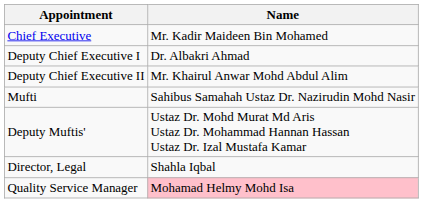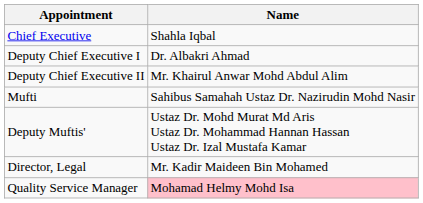(239, 35) Mr. Kadir Maideen Bin Mohamed -> (183, 35) Shahla Iqbal
(183, 167) Shahla Iqbal -> (239, 167) Mr. Kadir Maideen Bin Mohamed
